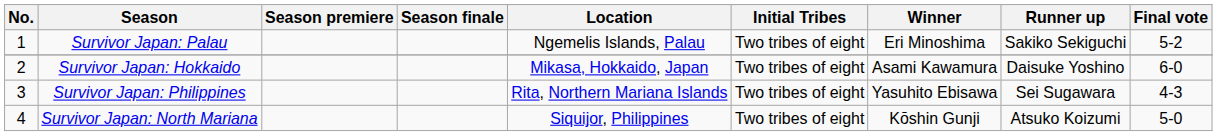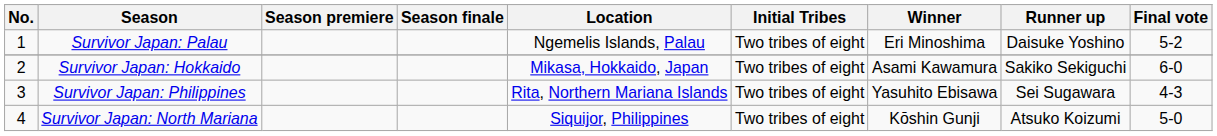(1065, 43) Sakiko Sekiguchi -> (1065, 43) Daisuke Yoshino
(1065, 68) Daisuke Yoshino -> (1065, 68) Sakiko Sekiguchi
